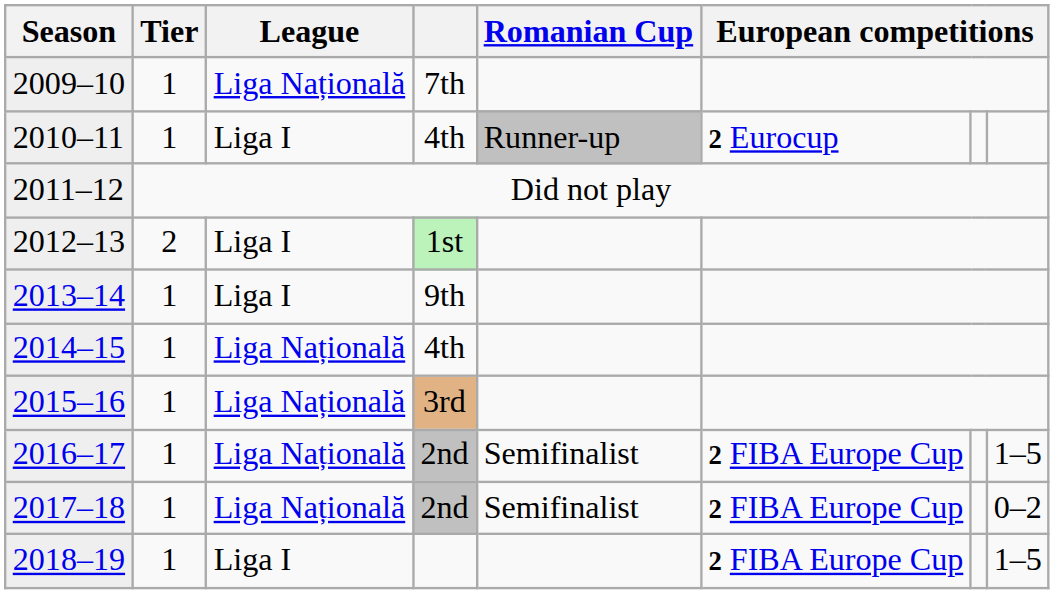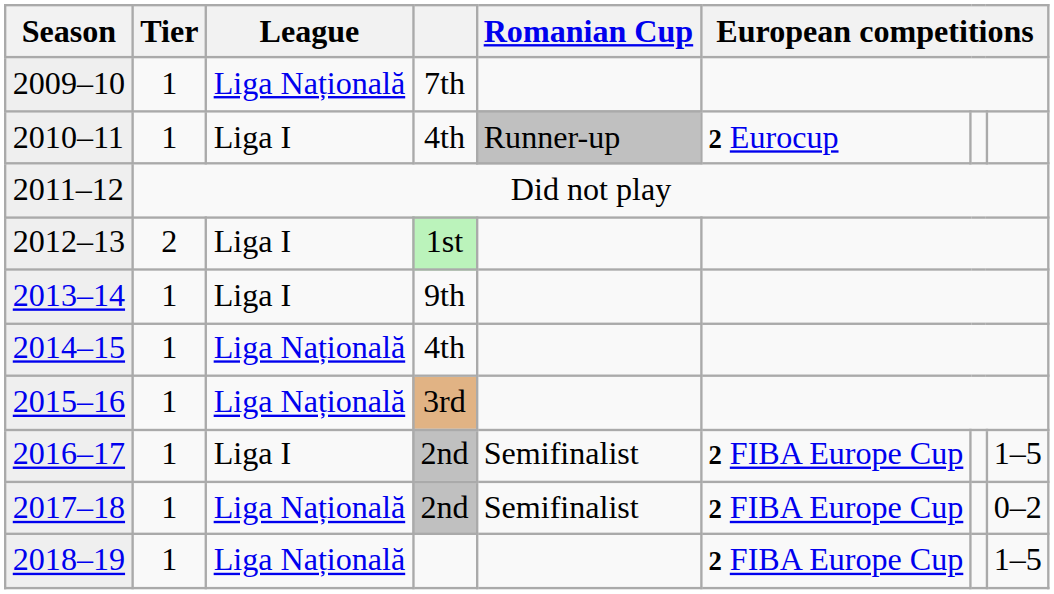(309, 454) Liga Națională -> (252, 454) Liga I
(252, 560) Liga I -> (309, 560) Liga Națională
